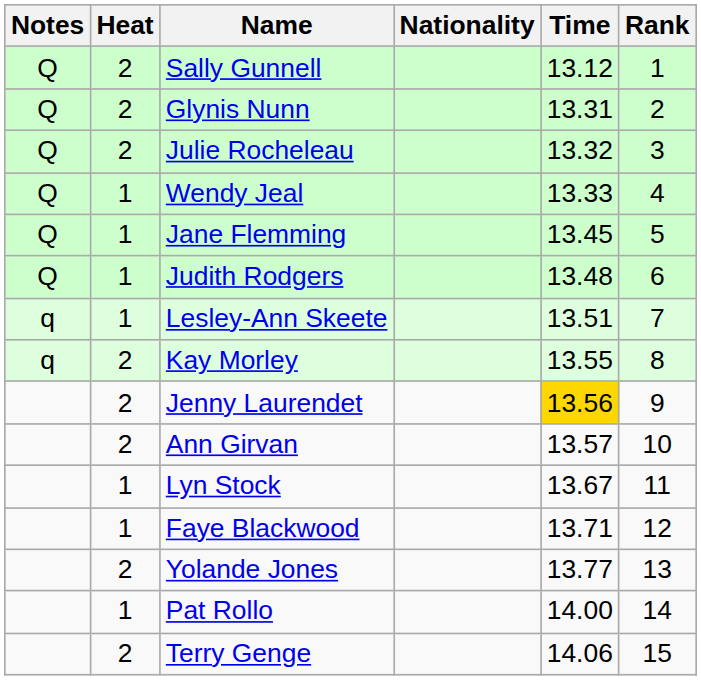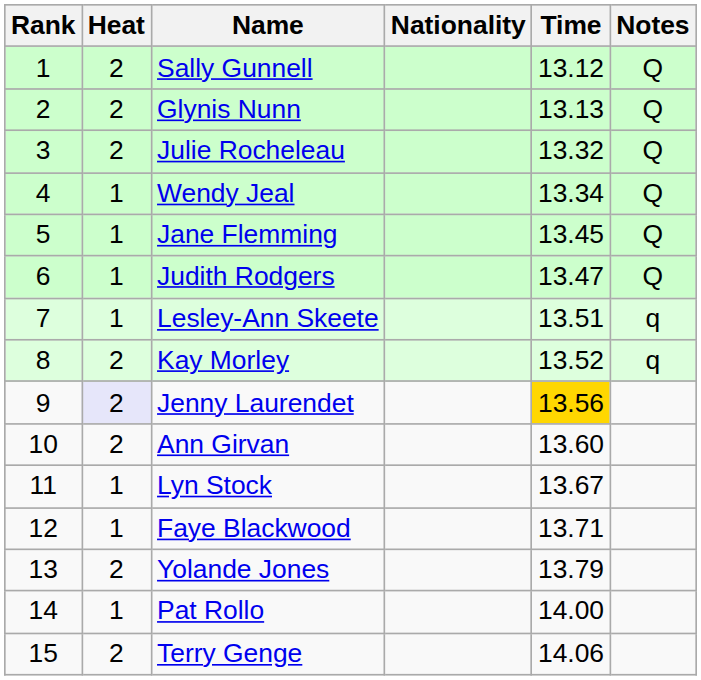columns swapped: (657, 25) <-> (48, 25)
(580, 109) 13.31 -> (571, 109) 13.13
(580, 192) 13.33 -> (571, 192) 13.34
(580, 276) 13.48 -> (571, 276) 13.47
(580, 360) 13.55 -> (571, 360) 13.52
(125, 402) no background -> (116, 402) lavender background
(580, 444) 13.57 -> (571, 444) 13.60
(580, 569) 13.77 -> (571, 569) 13.79
